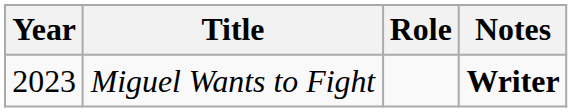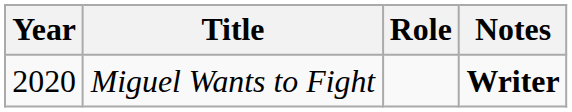(44, 80) 2023 -> (44, 80) 2020
